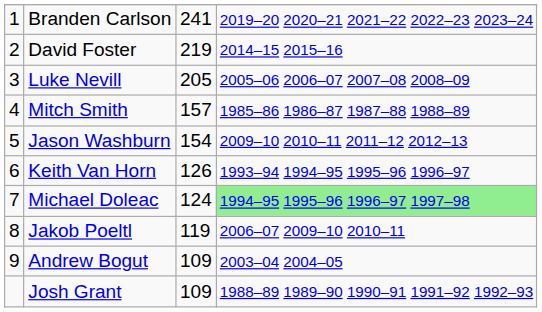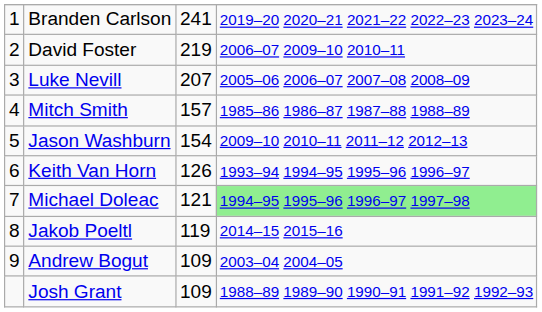(281, 50) 2014–15 2015–16 -> (312, 50) 2006–07 2009–10 2010–11
(196, 79) 205 -> (196, 79) 207
(196, 200) 124 -> (196, 200) 121
(312, 231) 2006–07 2009–10 2010–11 -> (281, 231) 2014–15 2015–16
